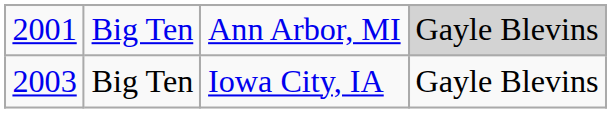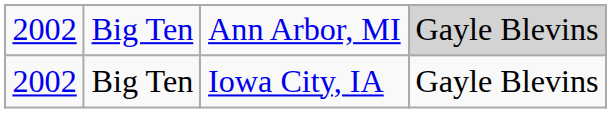(45, 30) 2001 -> (45, 30) 2002
(45, 81) 2003 -> (45, 81) 2002
